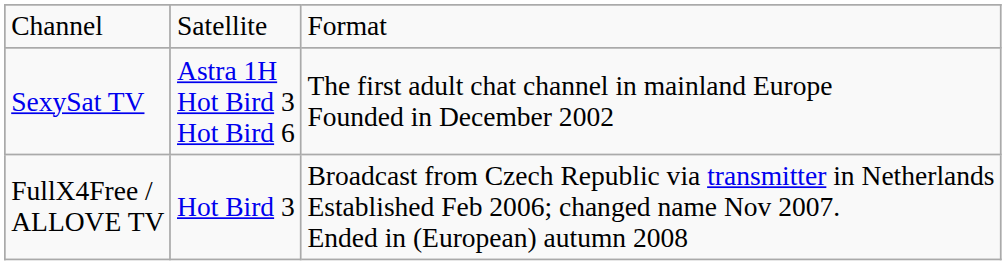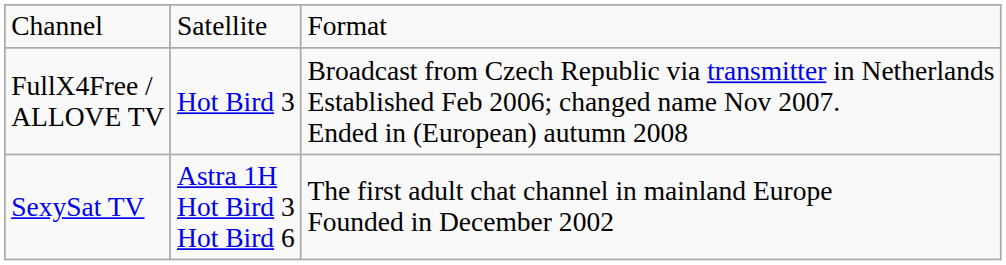rows swapped: (78, 100) <-> (88, 206)
